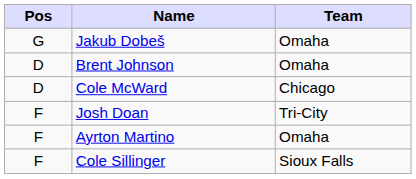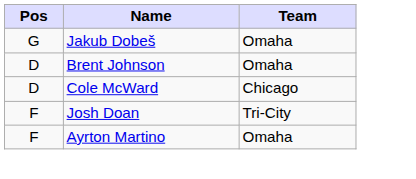- row: (121, 161)
